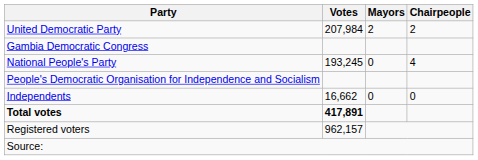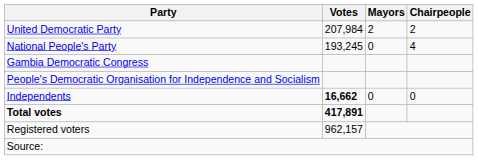rows swapped: (61, 63) <-> (77, 46)
(341, 96) normal -> (341, 96) bold
